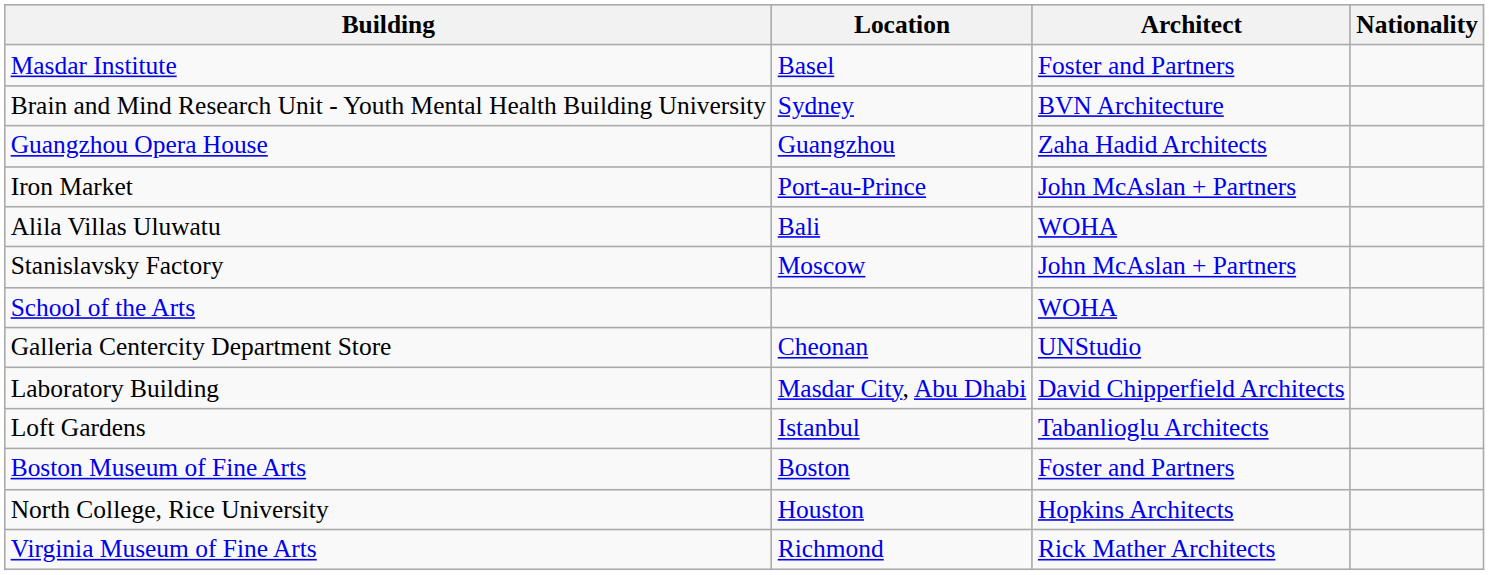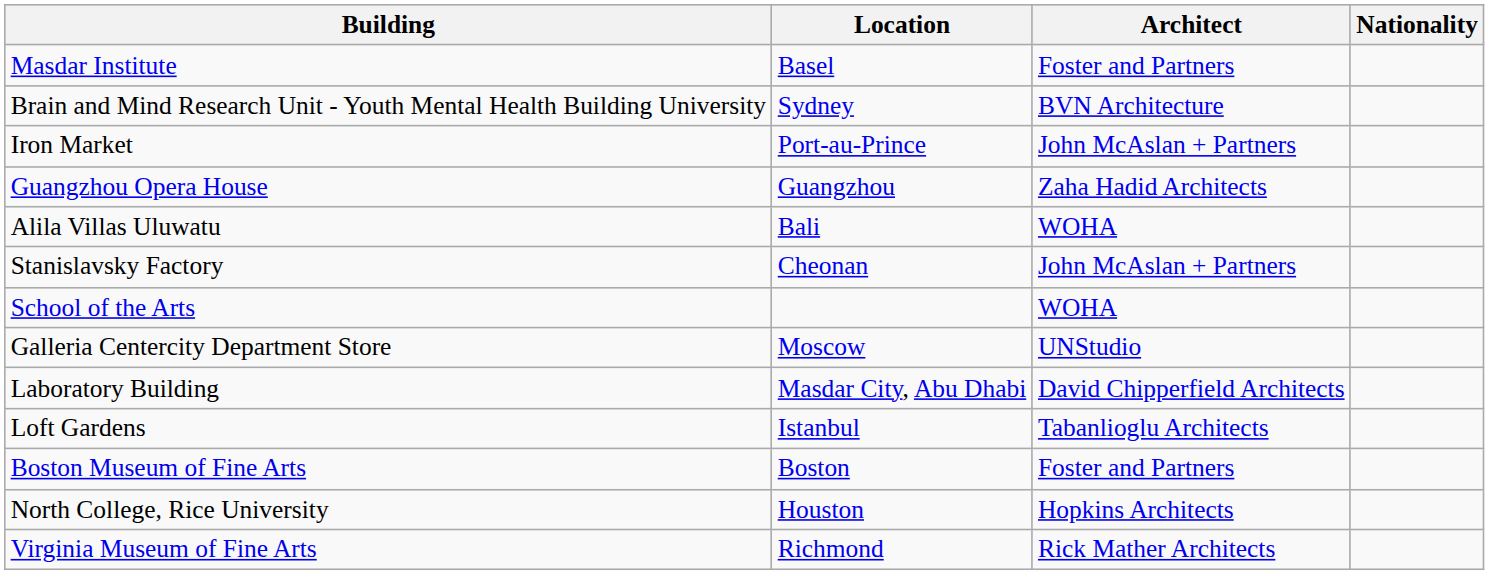rows swapped: (139, 145) <-> (72, 186)
(822, 266) Moscow -> (823, 266) Cheonan
(823, 347) Cheonan -> (822, 347) Moscow
